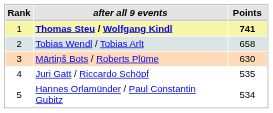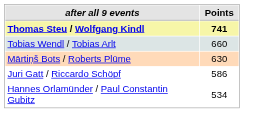- column: (19, 13)
(247, 44) 658 -> (219, 44) 660
(247, 74) 535 -> (219, 74) 586
